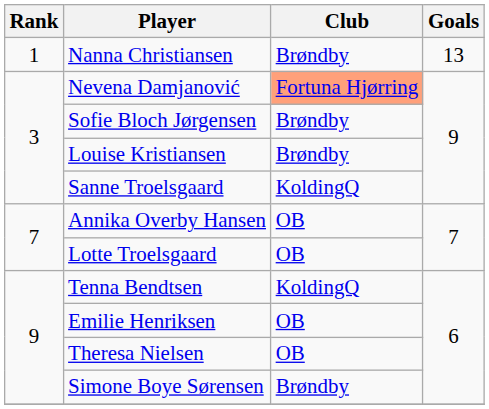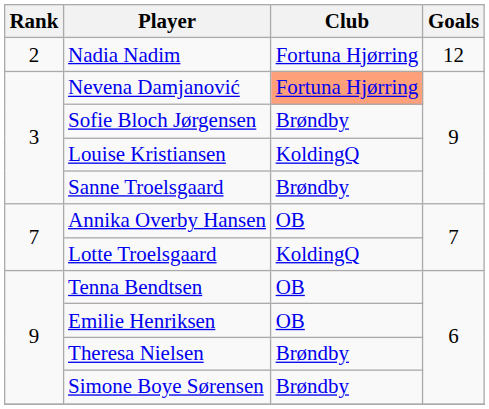- row: (150, 54)
+ row: (124, 54)
(312, 154) Brøndby -> (318, 154) KoldingQ
(318, 187) KoldingQ -> (312, 187) Brøndby
(290, 253) OB -> (318, 253) KoldingQ
(318, 287) KoldingQ -> (290, 287) OB
(290, 353) OB -> (312, 353) Brøndby
